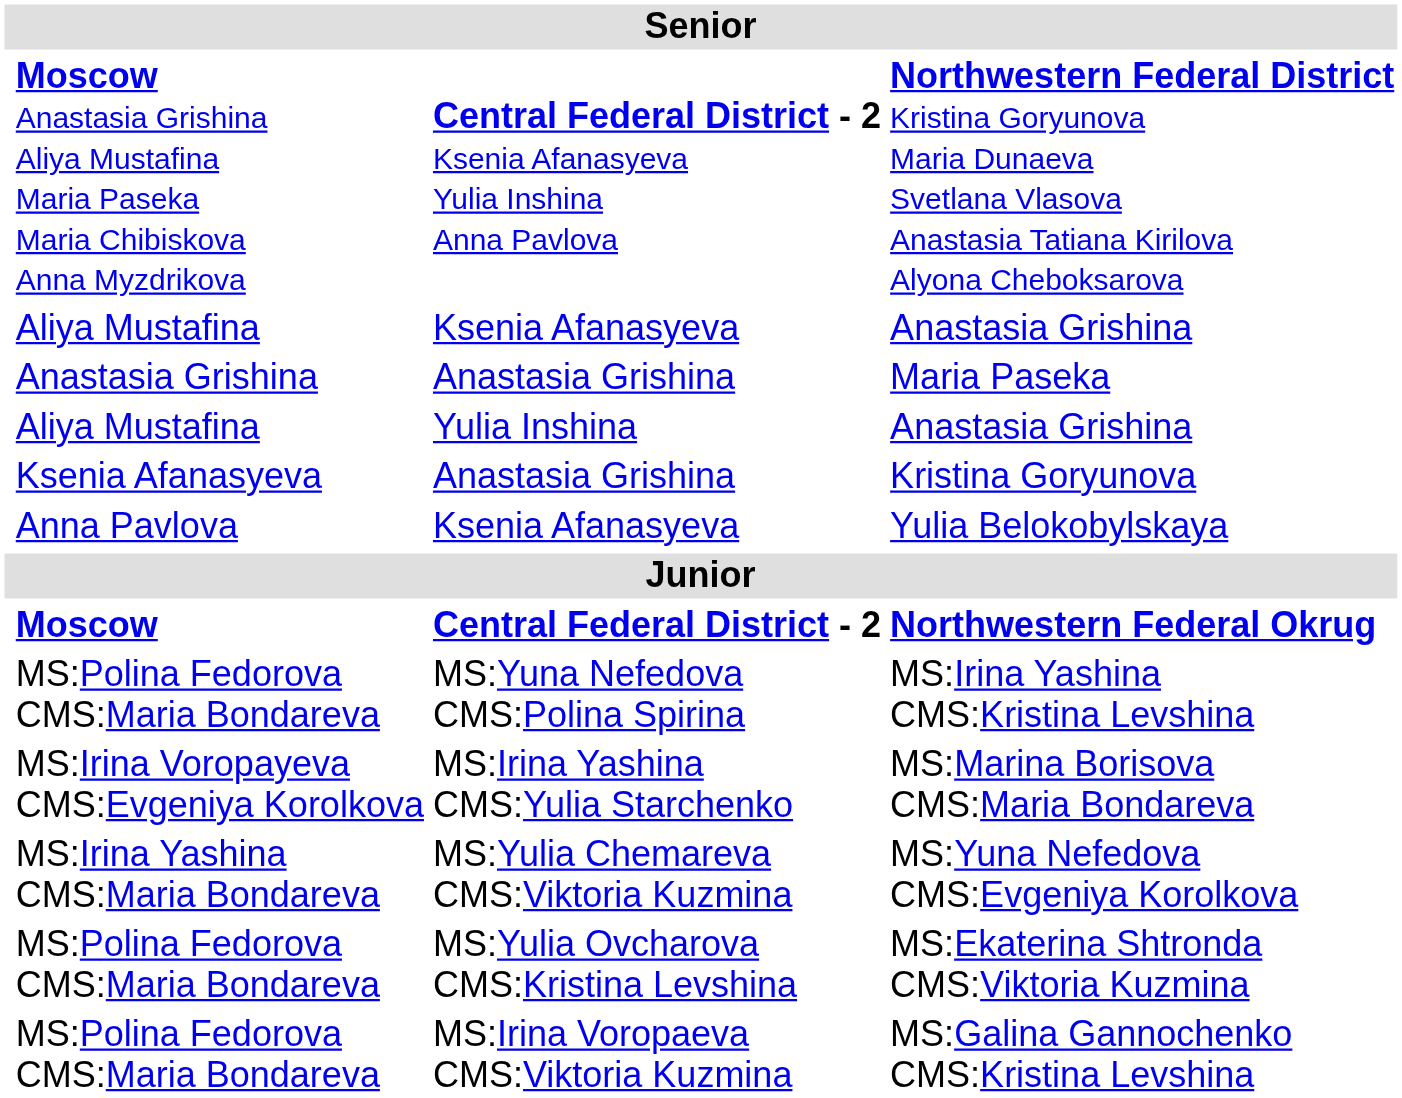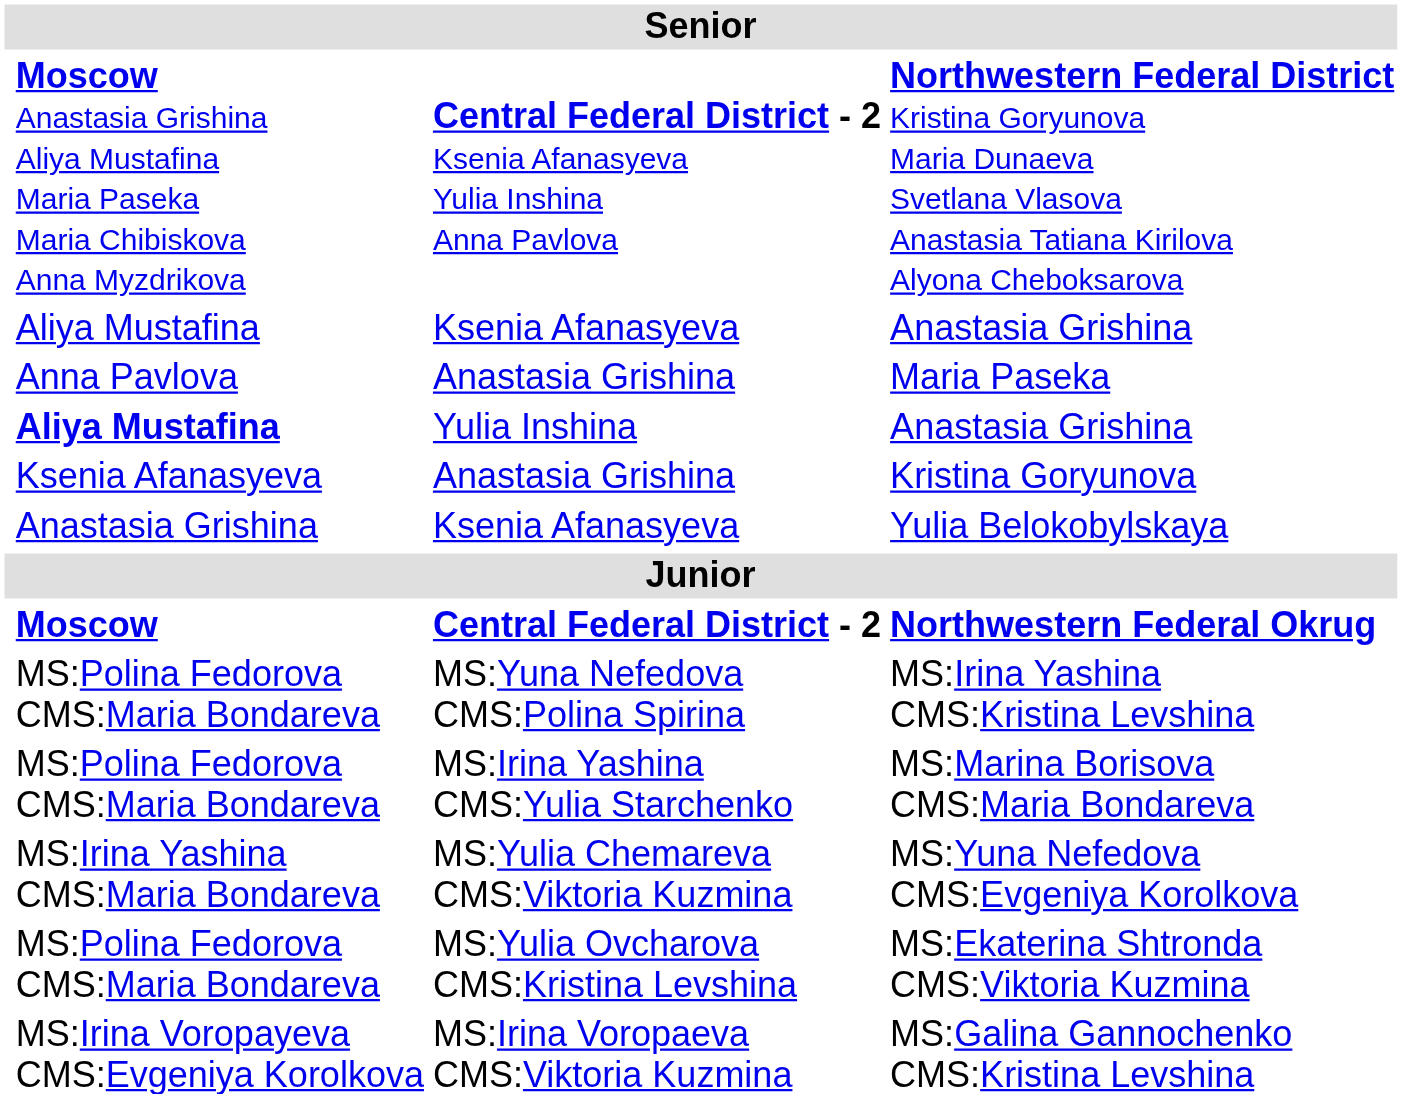(167, 377) Anastasia Grishina -> (127, 377) Anna Pavlova
(138, 426) normal -> (148, 426) bold
(127, 525) Anna Pavlova -> (167, 525) Anastasia Grishina
(220, 784) MS:Irina Voropayeva CMS:Evgeniya Korolkova -> (198, 784) MS:Polina Fedorova CMS:Maria Bondareva
(198, 1054) MS:Polina Fedorova CMS:Maria Bondareva -> (220, 1054) MS:Irina Voropayeva CMS:Evgeniya Korolkova
